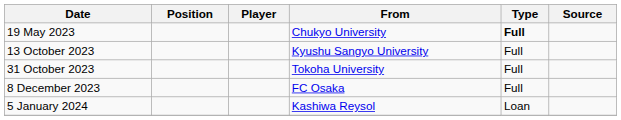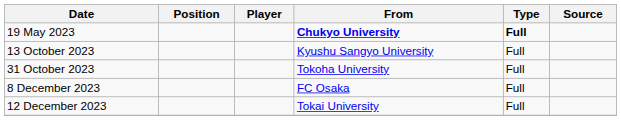(339, 32) normal -> (348, 32) bold
+ row: (57, 106)
- row: (47, 106)
